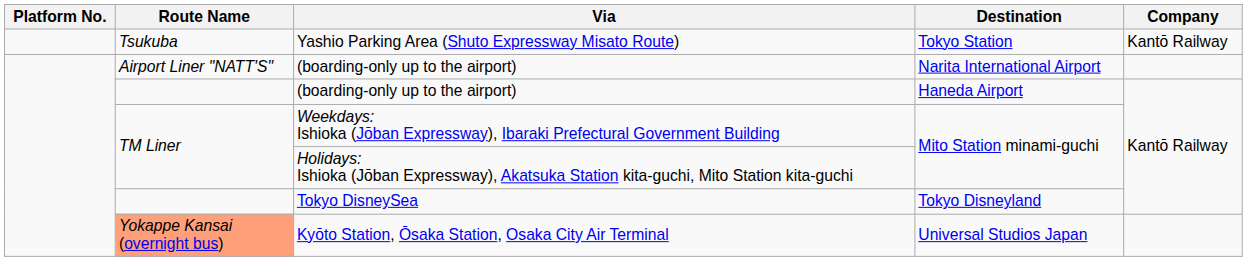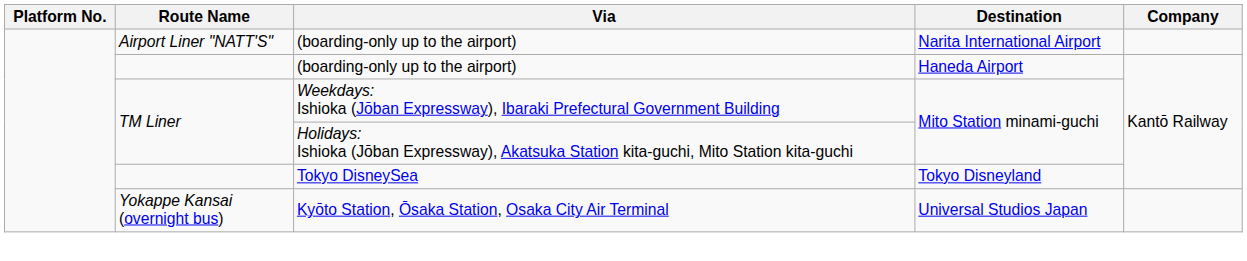- row: (488, 41)
(176, 235) lightsalmon background -> (176, 210) no background
